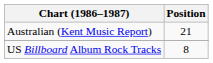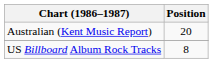(186, 31) 21 -> (186, 31) 20
